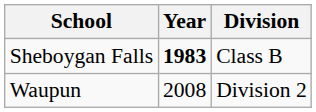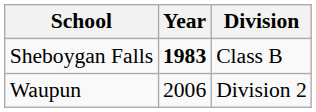(185, 90) 2008 -> (185, 90) 2006
